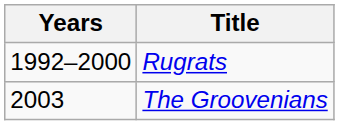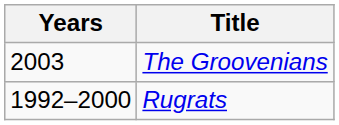rows swapped: (185, 61) <-> (235, 100)
